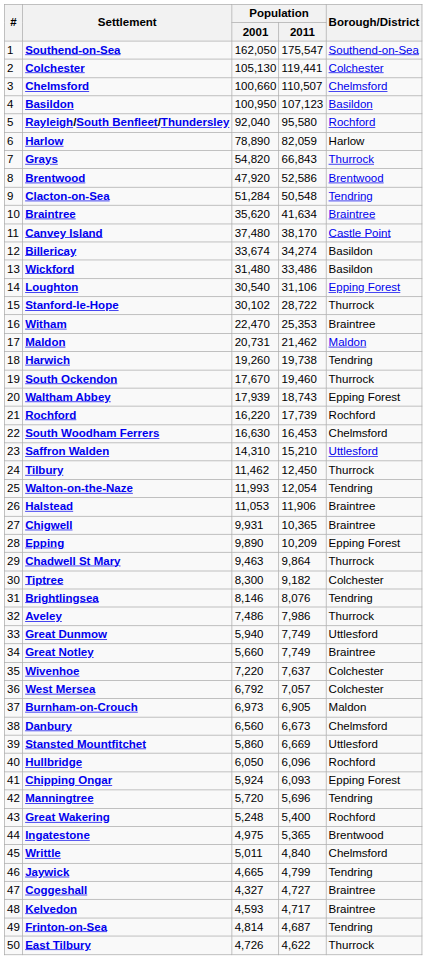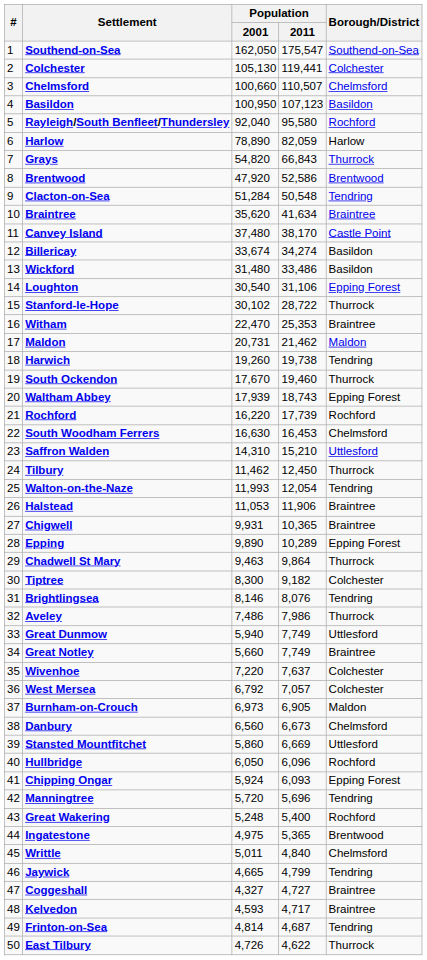(299, 543) 10,209 -> (299, 543) 10,289
